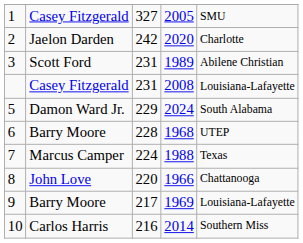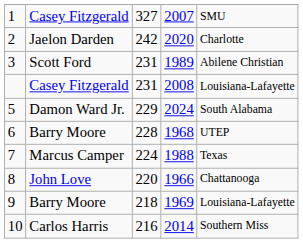(179, 16) 2005 -> (179, 16) 2007
(147, 202) 217 -> (147, 202) 218
